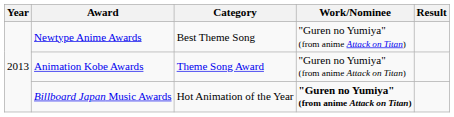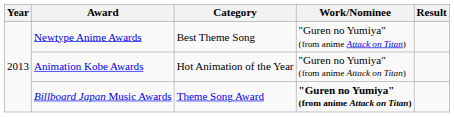(220, 66) Theme Song Award -> (235, 66) Hot Animation of the Year
(235, 96) Hot Animation of the Year -> (220, 96) Theme Song Award
